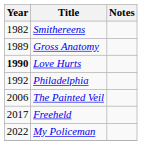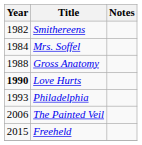+ row: (57, 47)
(18, 47) 1989 -> (18, 64) 1988
(18, 81) 1992 -> (18, 98) 1993
(18, 115) 2017 -> (18, 132) 2015
- row: (64, 132)
